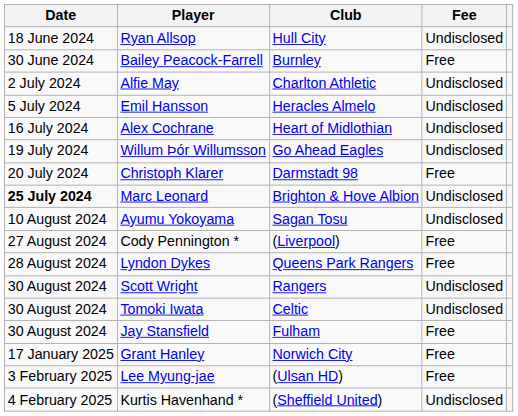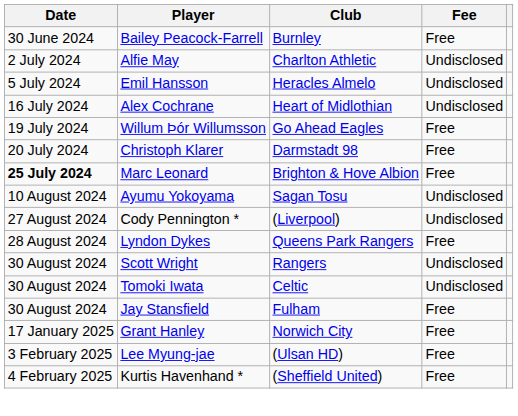- row: (158, 38)
(464, 151) Undisclosed -> (440, 128) Free
(464, 196) Undisclosed -> (440, 173) Free
(440, 241) Free -> (464, 219) Undisclosed
(464, 399) Undisclosed -> (440, 377) Free
